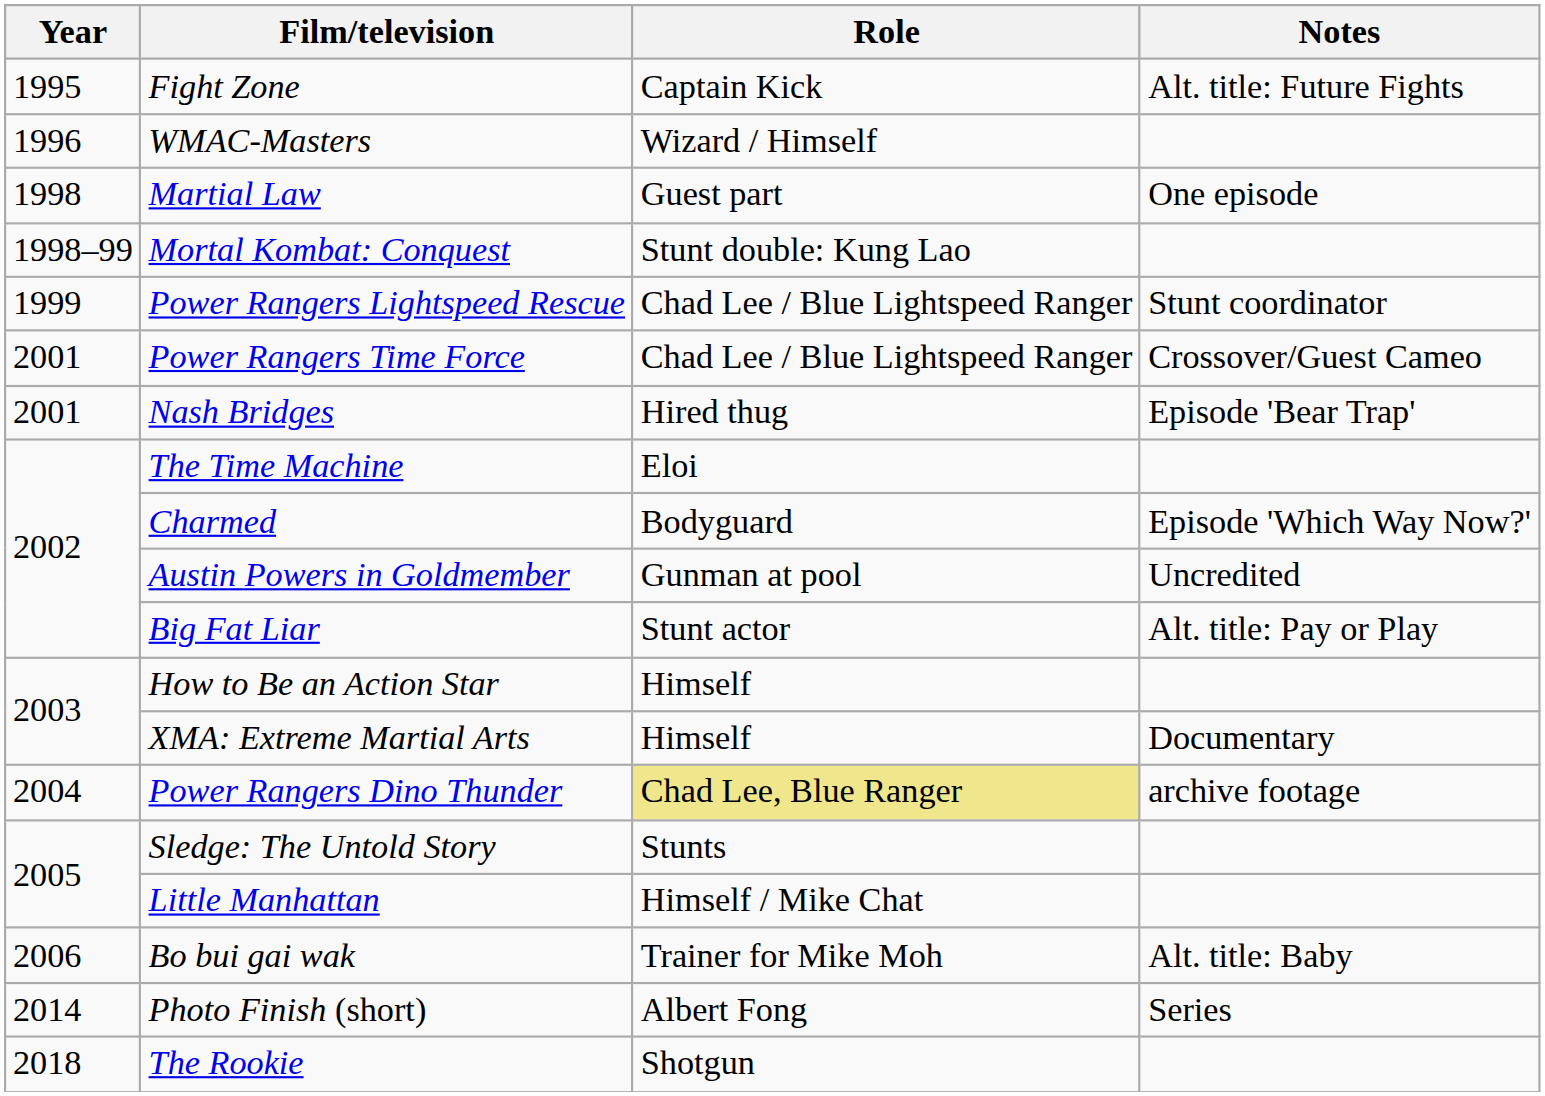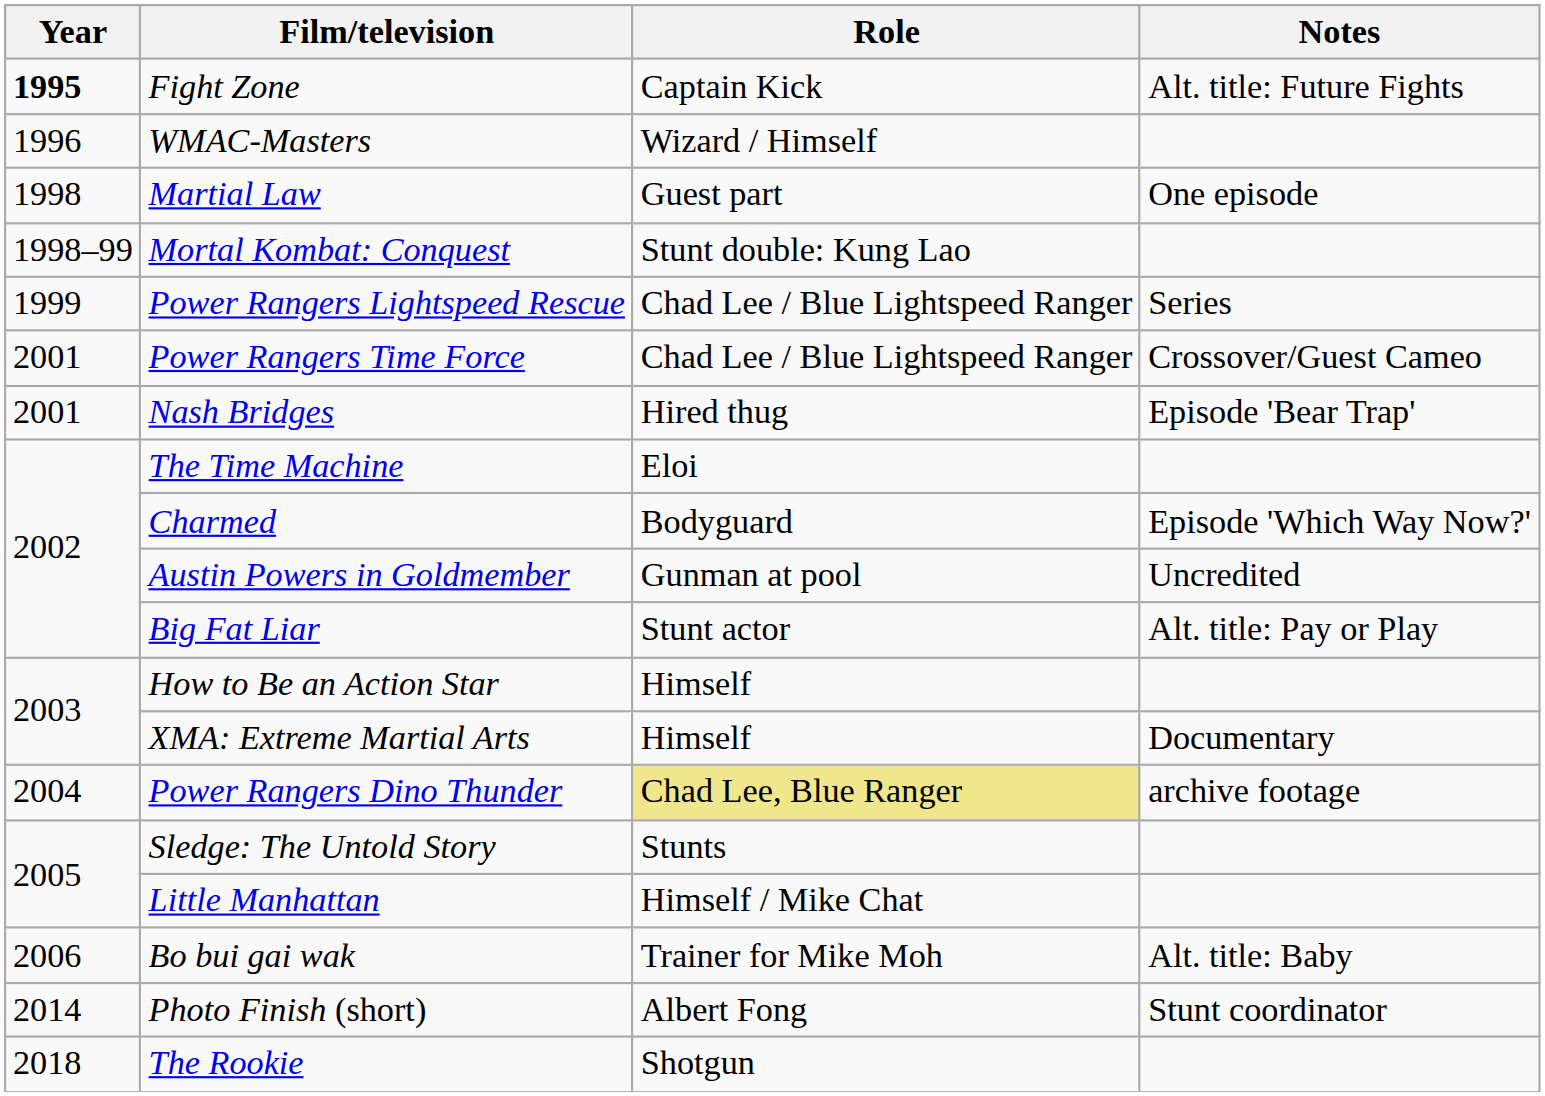(47, 85) normal -> (47, 85) bold
(1268, 303) Stunt coordinator -> (1190, 303) Series
(1190, 1009) Series -> (1268, 1009) Stunt coordinator
